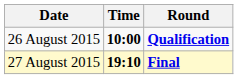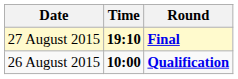rows swapped: (54, 39) <-> (54, 62)
